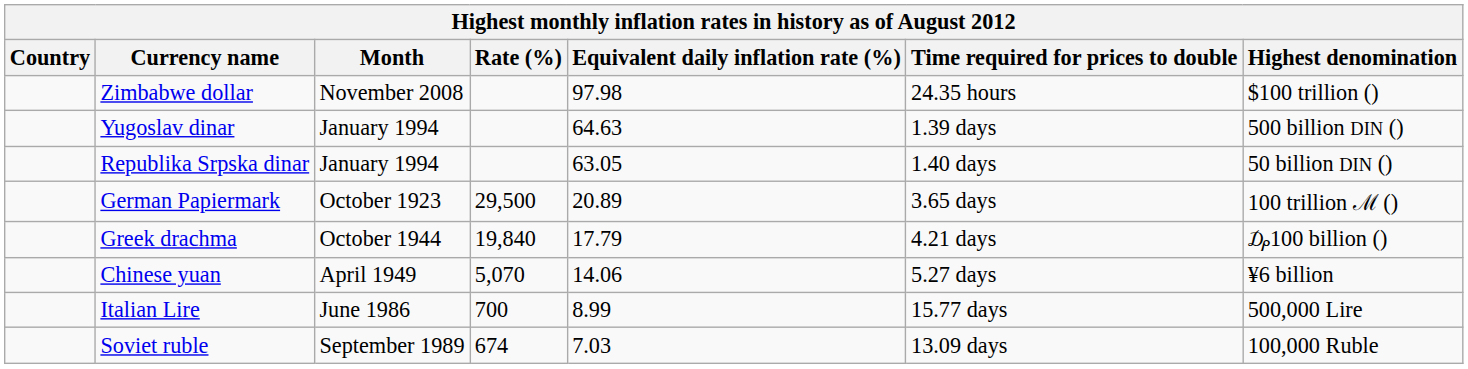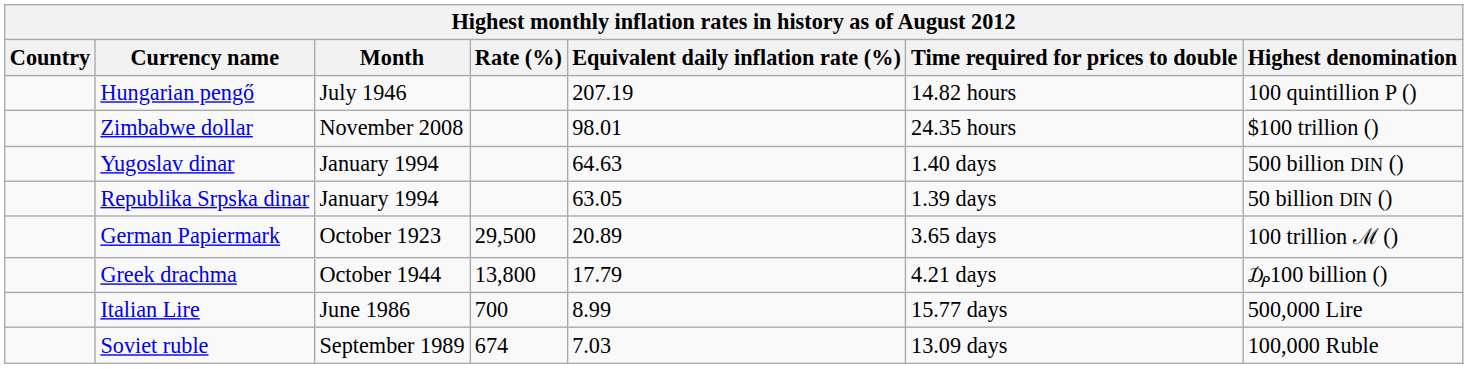+ row: (177, 92)
(597, 92) 97.98 -> (597, 127) 98.01
(954, 127) 1.39 days -> (954, 163) 1.40 days
(954, 163) 1.40 days -> (954, 198) 1.39 days
(505, 239) 19,840 -> (505, 274) 13,800
- row: (161, 274)
